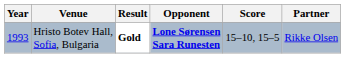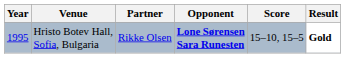columns swapped: (311, 13) <-> (133, 13)
(18, 37) 1993 -> (18, 37) 1995
